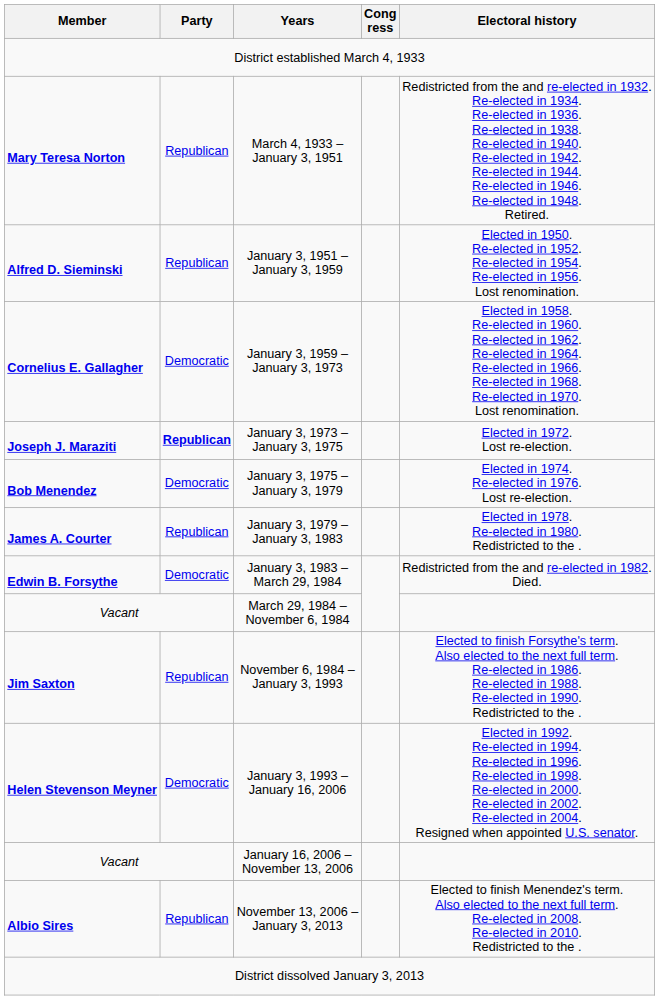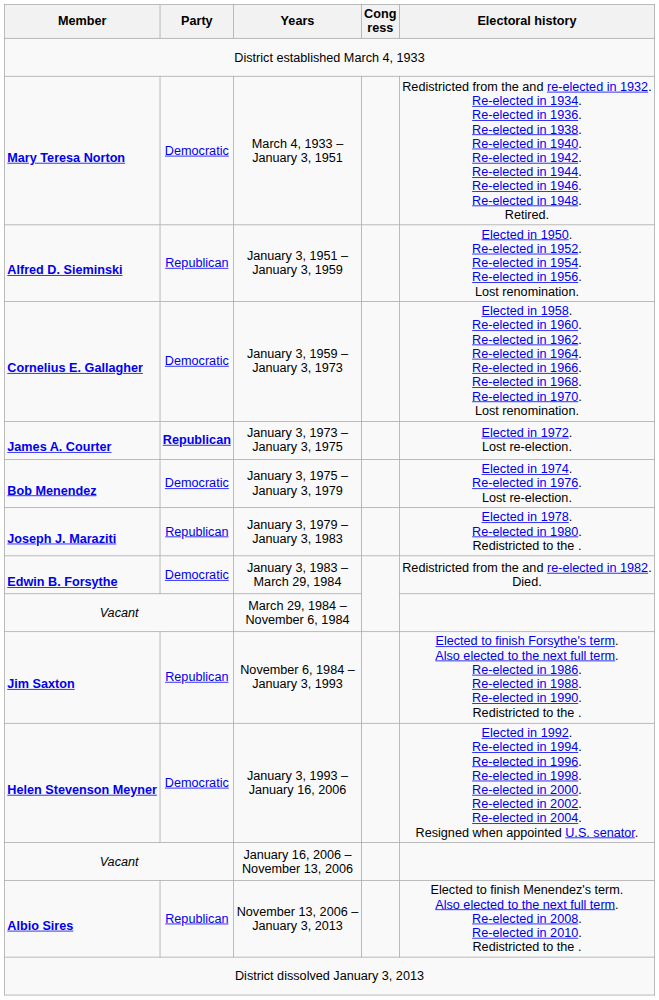(197, 150) Republican -> (197, 150) Democratic
(62, 447) Joseph J. Maraziti -> (59, 447) James A. Courter
(59, 538) James A. Courter -> (62, 538) Joseph J. Maraziti
